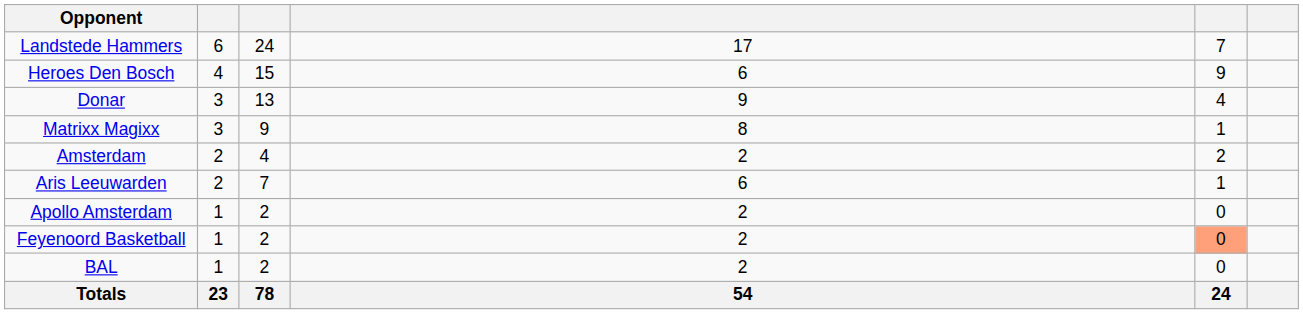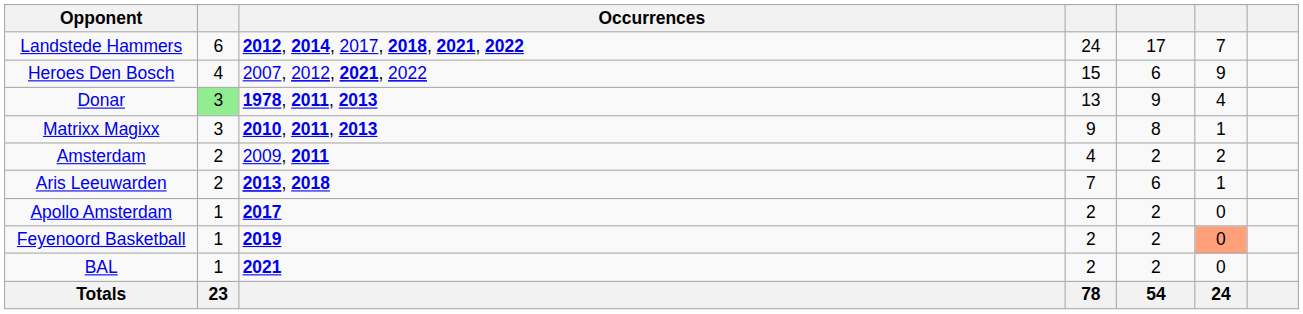+ column: (652, 18)
(218, 101) no background -> (218, 101) lightgreen background
